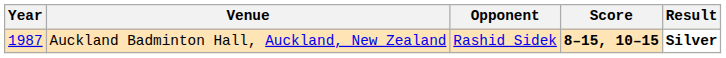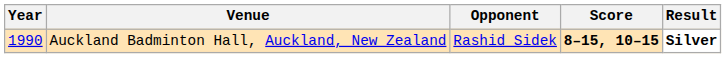(25, 41) 1987 -> (25, 41) 1990
